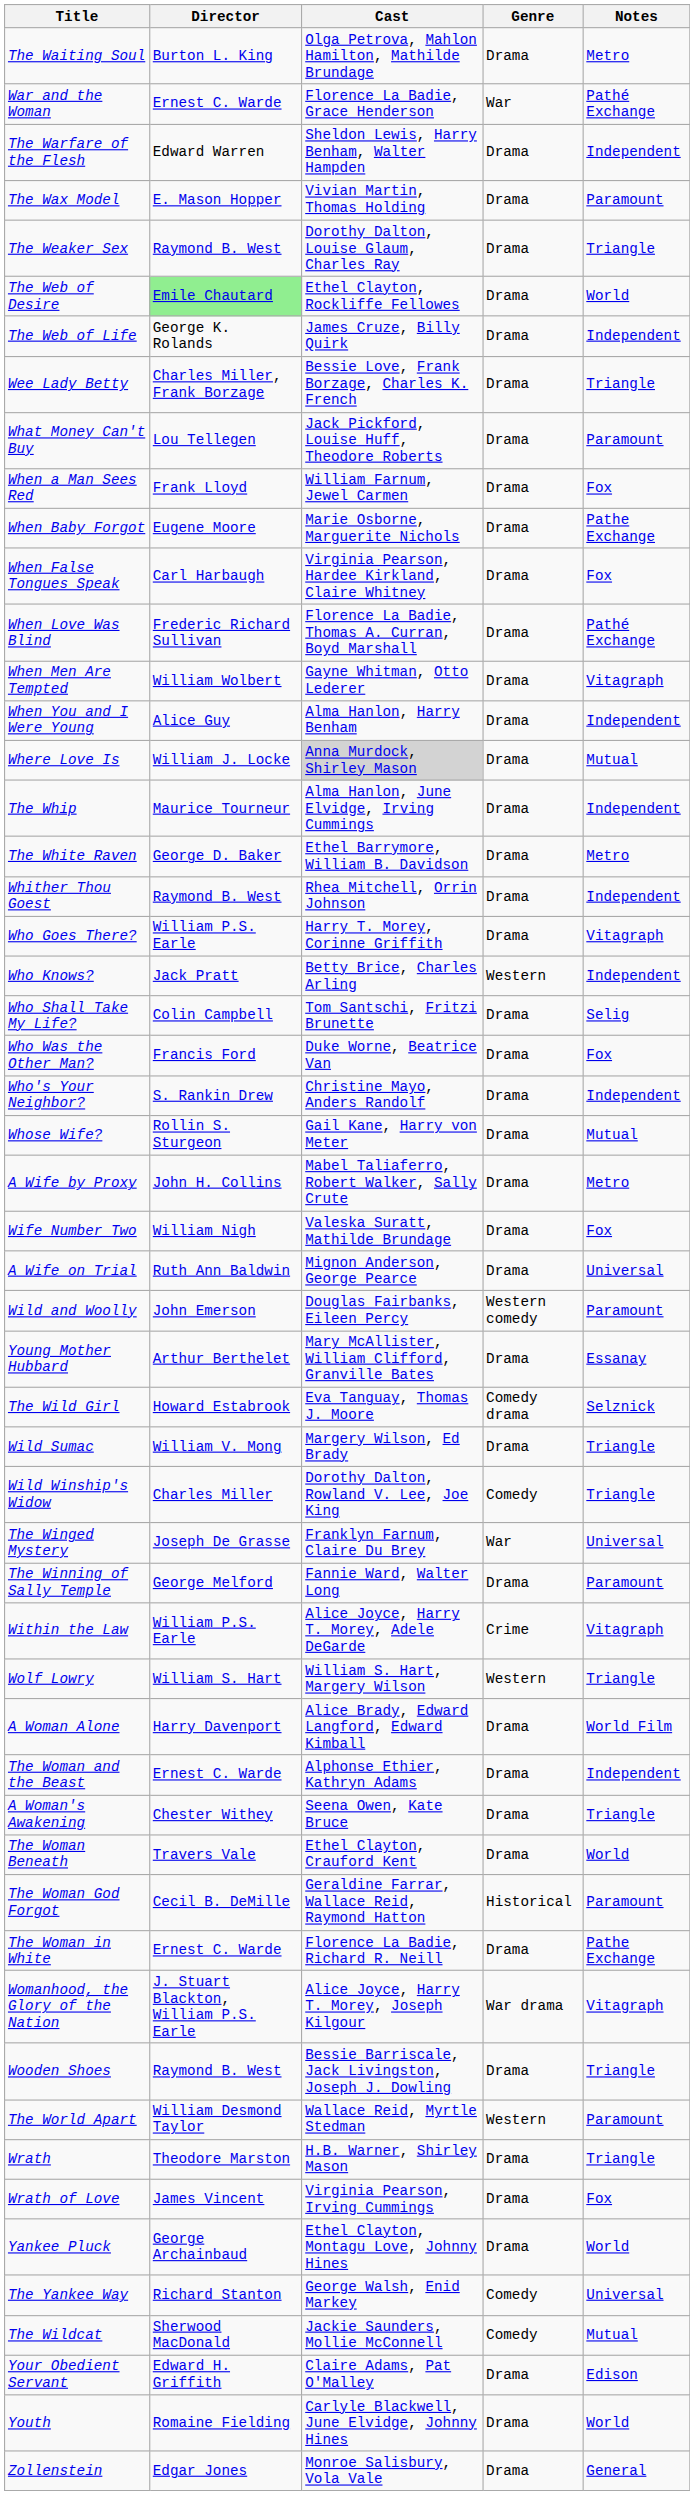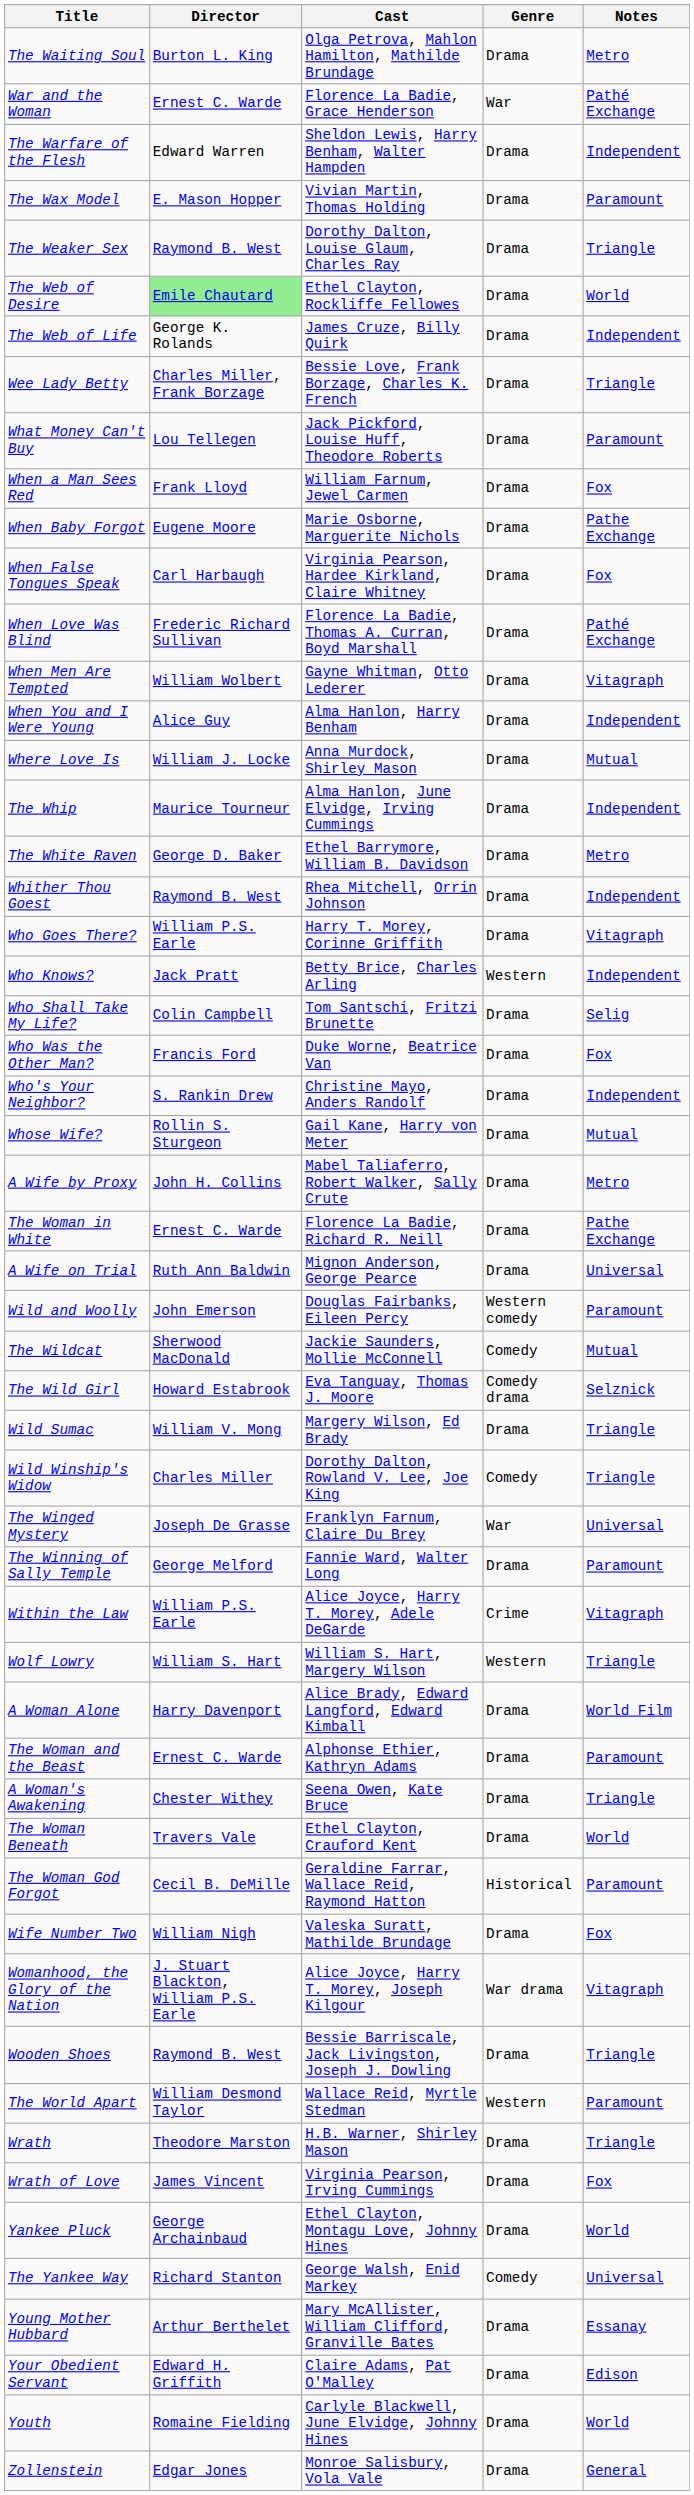(361, 760) lightgrey background -> (361, 760) no background
rows swapped: (72, 1231) <-> (59, 1951)
rows swapped: (55, 2335) <-> (59, 1359)
(634, 1775) Independent -> (625, 1758) Paramount
